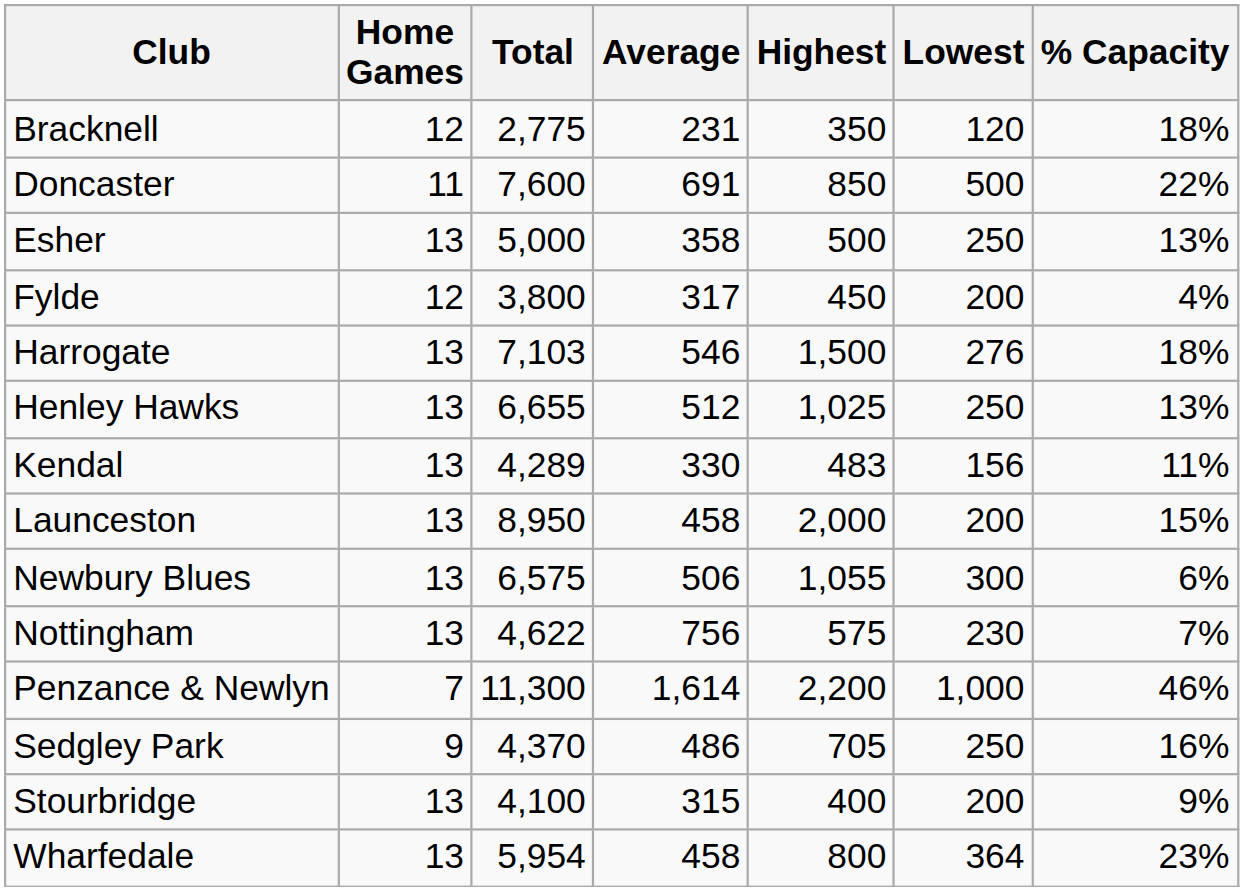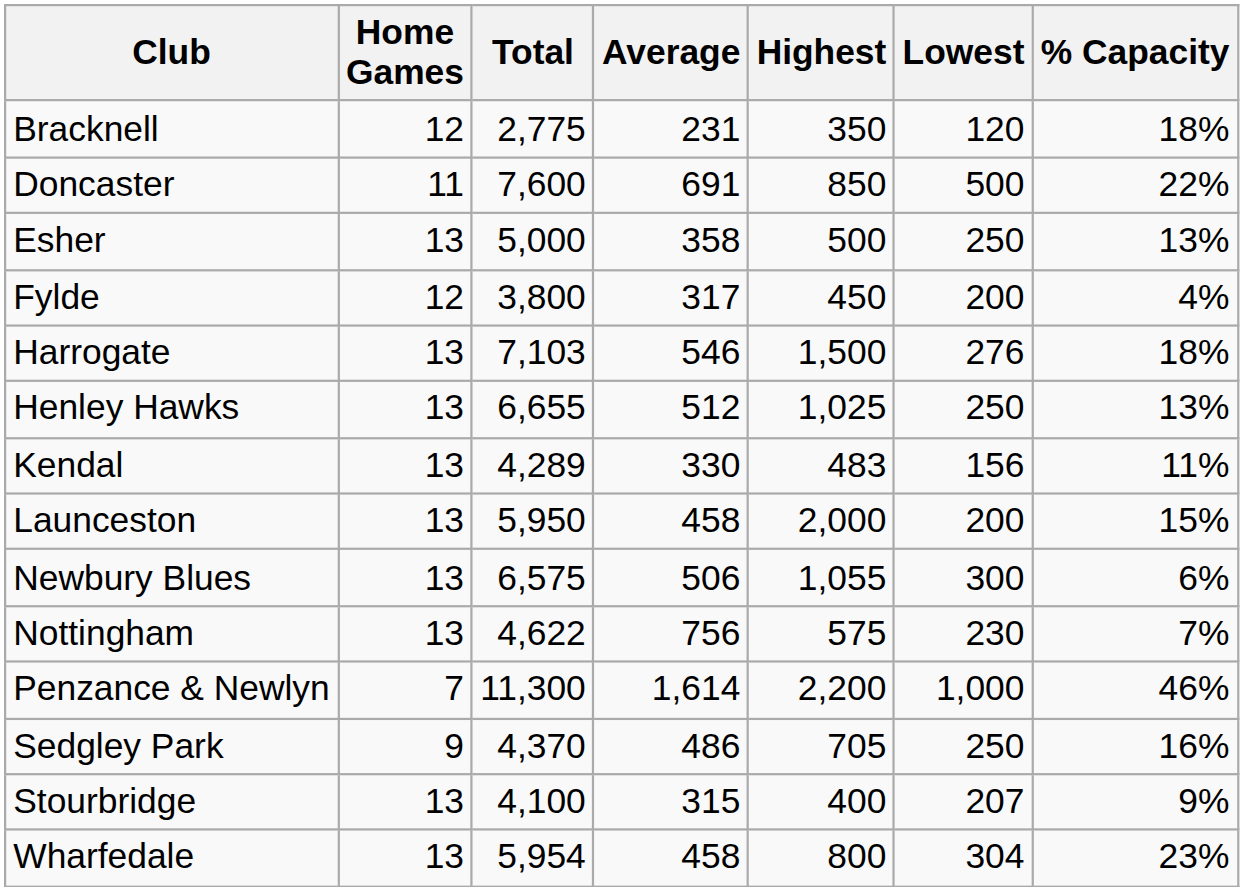(542, 520) 8,950 -> (542, 520) 5,950
(995, 801) 200 -> (995, 801) 207
(995, 857) 364 -> (995, 857) 304
